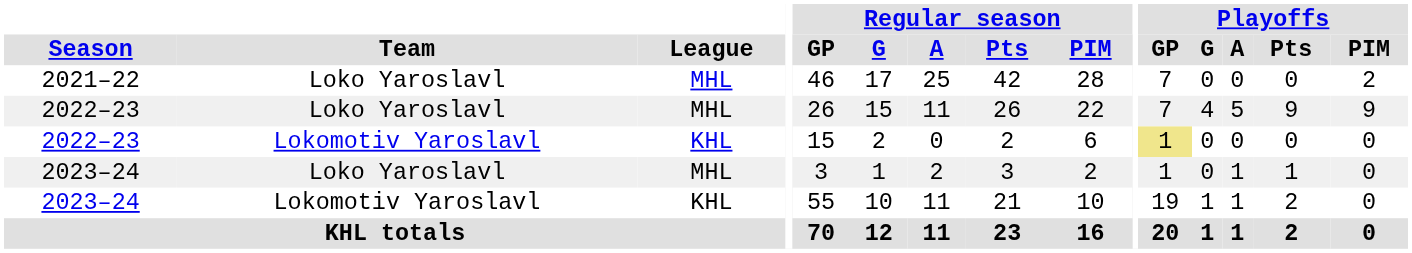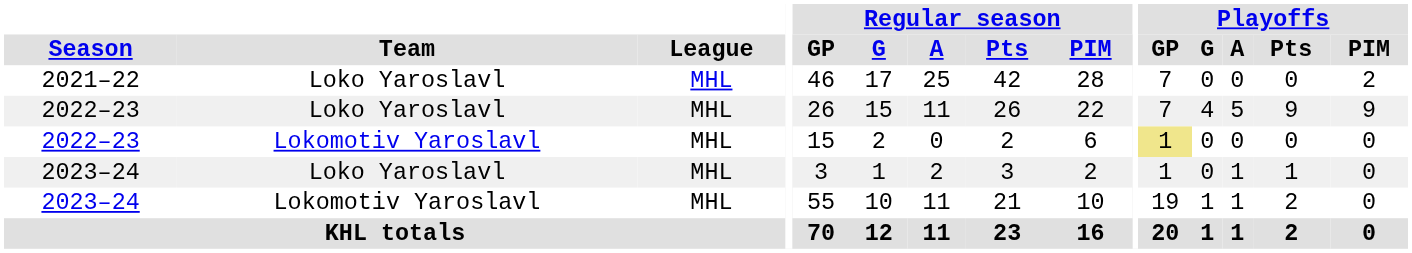(711, 142) KHL -> (711, 142) MHL
(711, 203) KHL -> (711, 203) MHL
